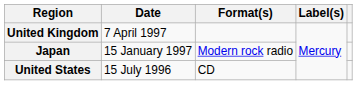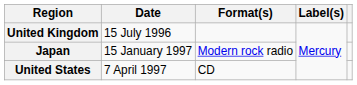(135, 32) 7 April 1997 -> (138, 32) 15 July 1996
(138, 70) 15 July 1996 -> (135, 70) 7 April 1997
